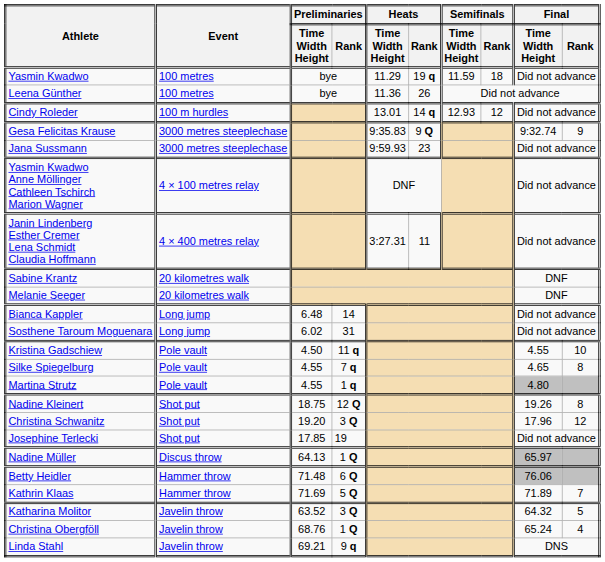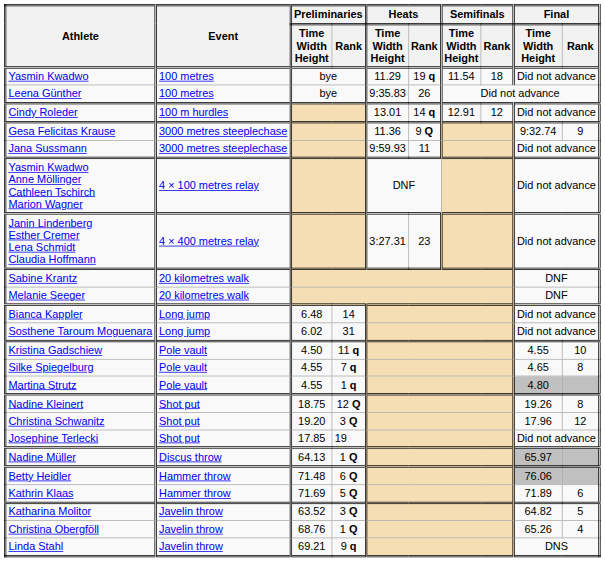(461, 77) 11.59 -> (461, 77) 11.54
(388, 94) 11.36 -> (388, 94) 9:35.83
(461, 113) 12.93 -> (461, 113) 12.91
(388, 132) 9:35.83 -> (388, 132) 11.36
(424, 149) 23 -> (424, 149) 11
(424, 241) 11 -> (424, 241) 23
(580, 494) 7 -> (580, 494) 6
(538, 512) 64.32 -> (538, 512) 64.82
(538, 530) 65.24 -> (538, 530) 65.26
